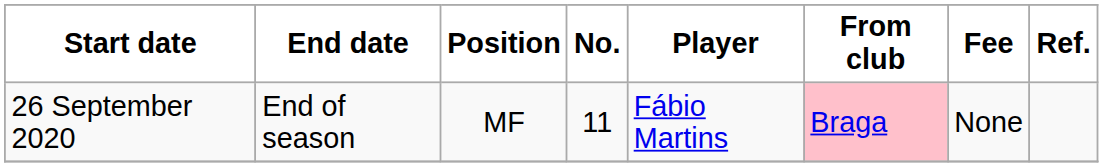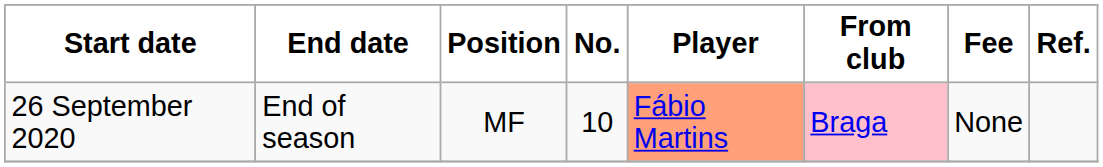(597, 121) 11 -> (597, 121) 10
(681, 121) no background -> (681, 121) lightsalmon background
